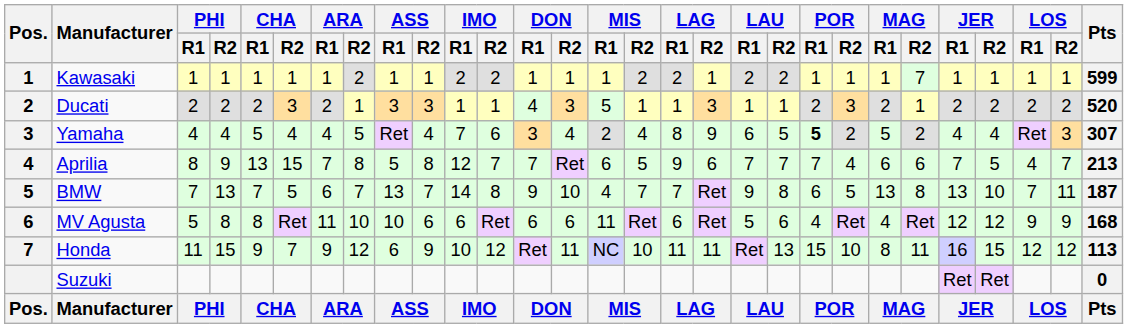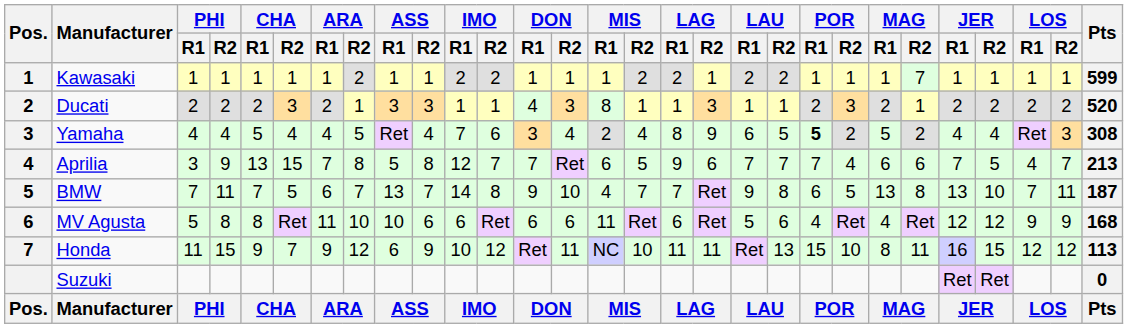(606, 106) 5 -> (606, 106) 8
(1102, 135) 307 -> (1102, 135) 308
(193, 163) 8 -> (193, 163) 3
(225, 192) 13 -> (225, 192) 11
